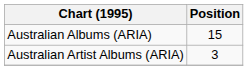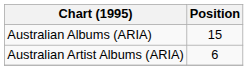(215, 55) 3 -> (215, 55) 6
